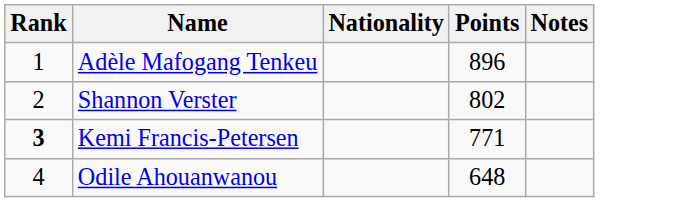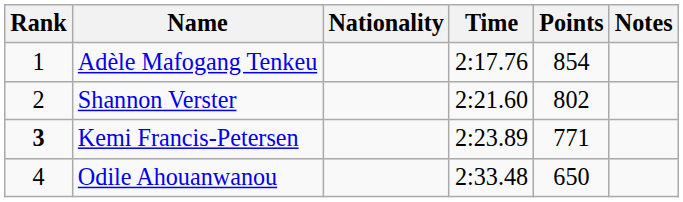+ column: (492, 23)
(487, 61) 896 -> (571, 61) 854
(487, 176) 648 -> (571, 176) 650
